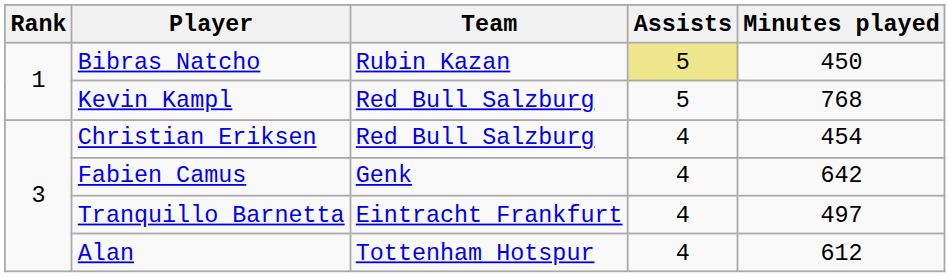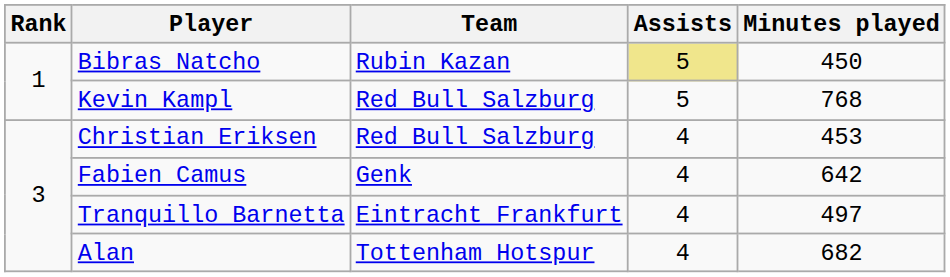(841, 138) 454 -> (841, 138) 453
(841, 253) 612 -> (841, 253) 682
